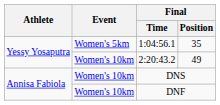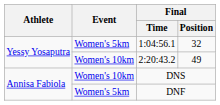(196, 44) 35 -> (196, 44) 32
(104, 92) Women's 10km -> (102, 92) Women's 5km
